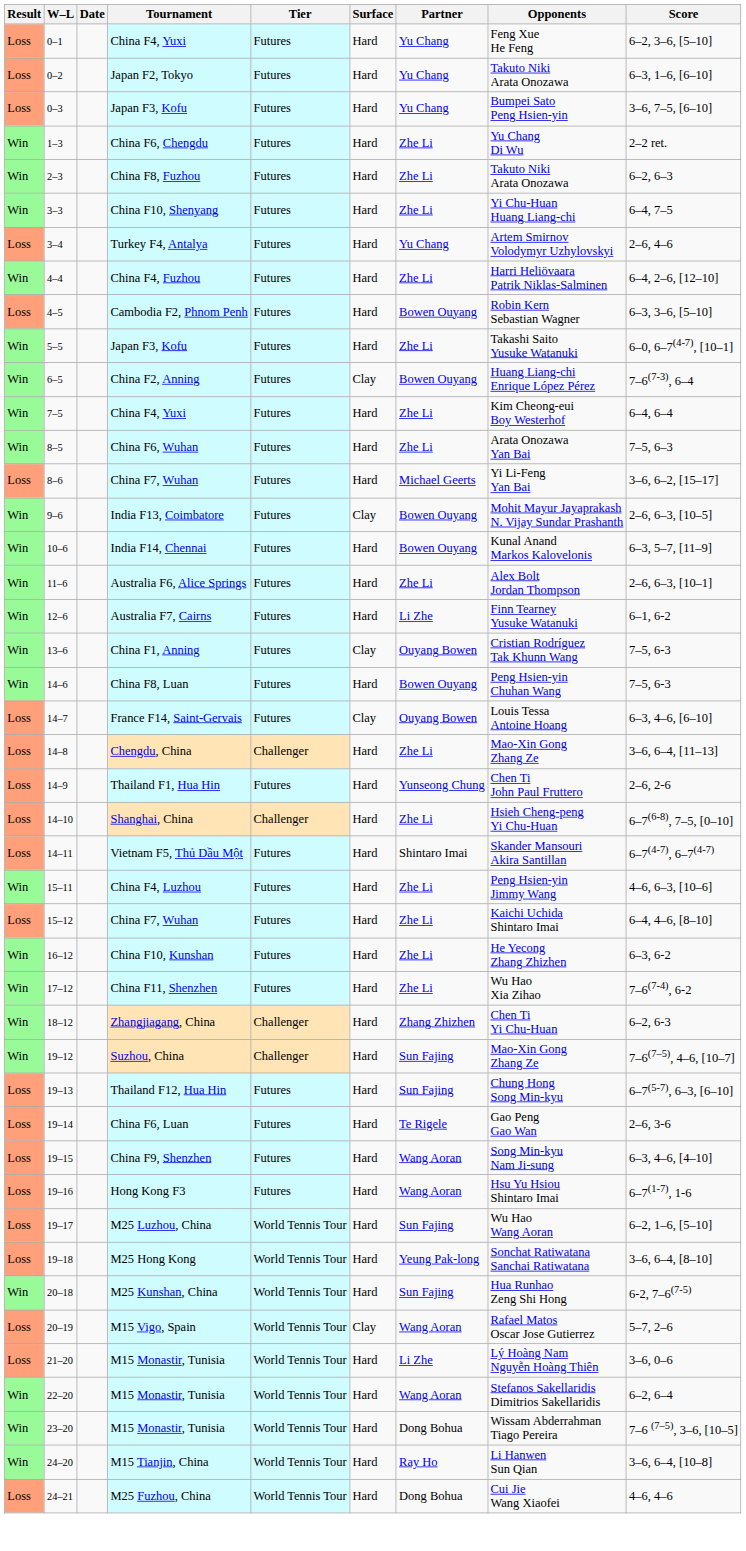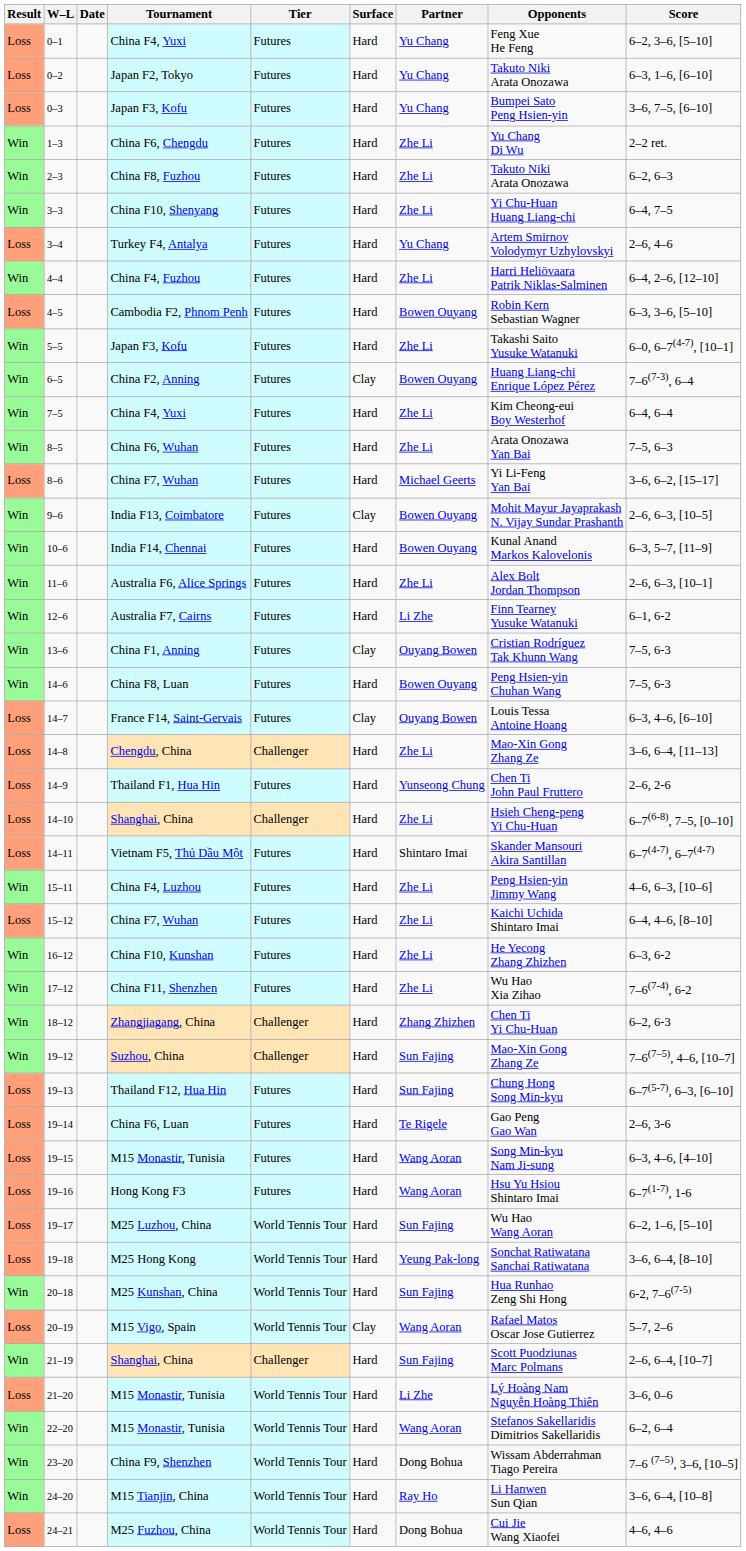(161, 1157) China F9, Shenzhen -> (168, 1157) M15 Monastir, Tunisia
+ row: (60, 1361)
(168, 1428) M15 Monastir, Tunisia -> (161, 1462) China F9, Shenzhen
